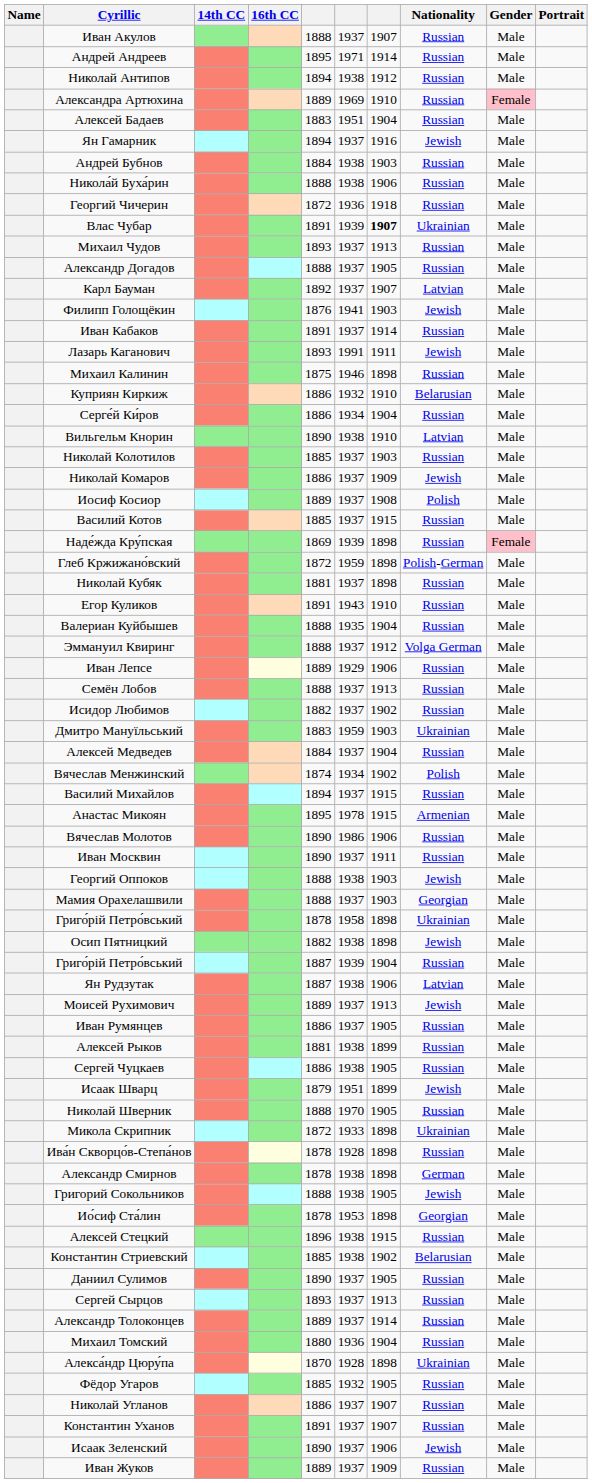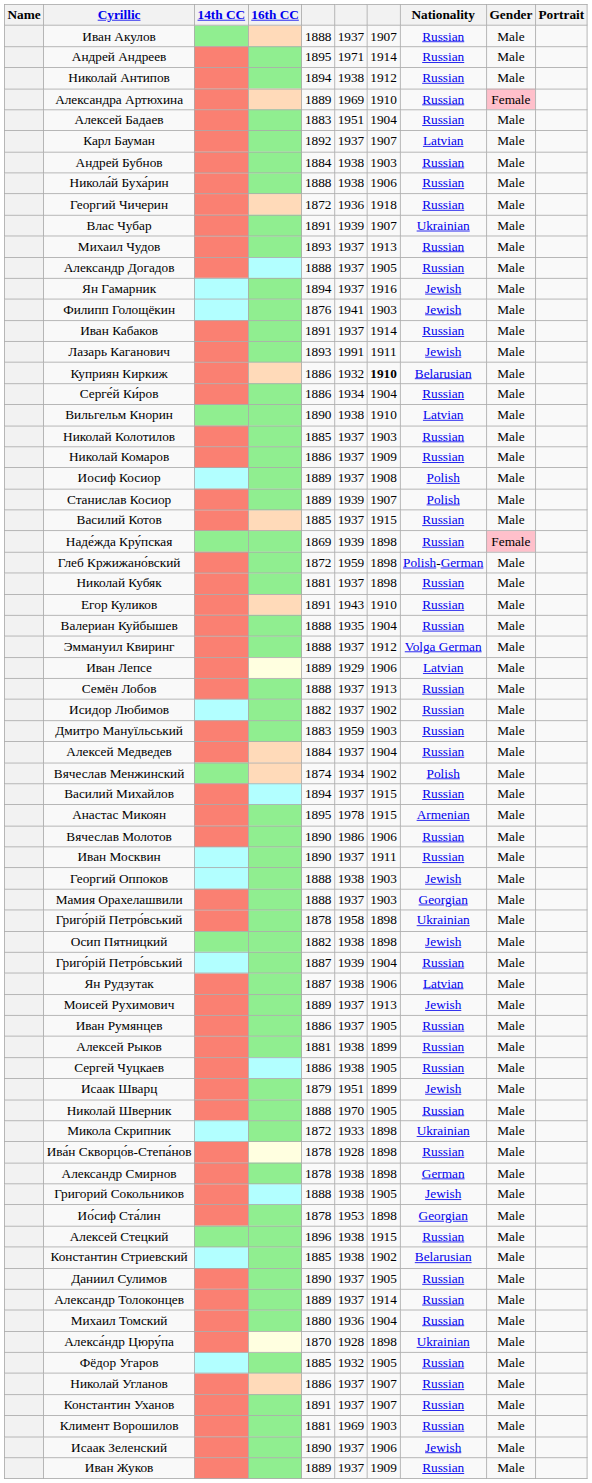rows swapped: (24, 289) <-> (24, 141)
(384, 225) bold -> (384, 225) normal
- row: (24, 373)
(384, 394) normal -> (384, 373) bold
(443, 478) Jewish -> (443, 457) Russian
+ row: (24, 499)
(443, 667) Russian -> (443, 667) Latvian
(443, 731) Ukrainian -> (443, 731) Russian
- row: (24, 1300)
+ row: (24, 1426)
